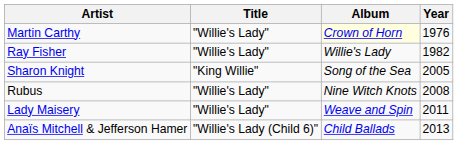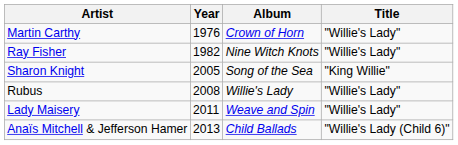columns swapped: (256, 14) <-> (436, 14)
(363, 33) lightyellow background -> (265, 33) no background
(357, 52) Willie's Lady -> (272, 52) Nine Witch Knots
(370, 91) Nine Witch Knots -> (259, 91) Willie's Lady
